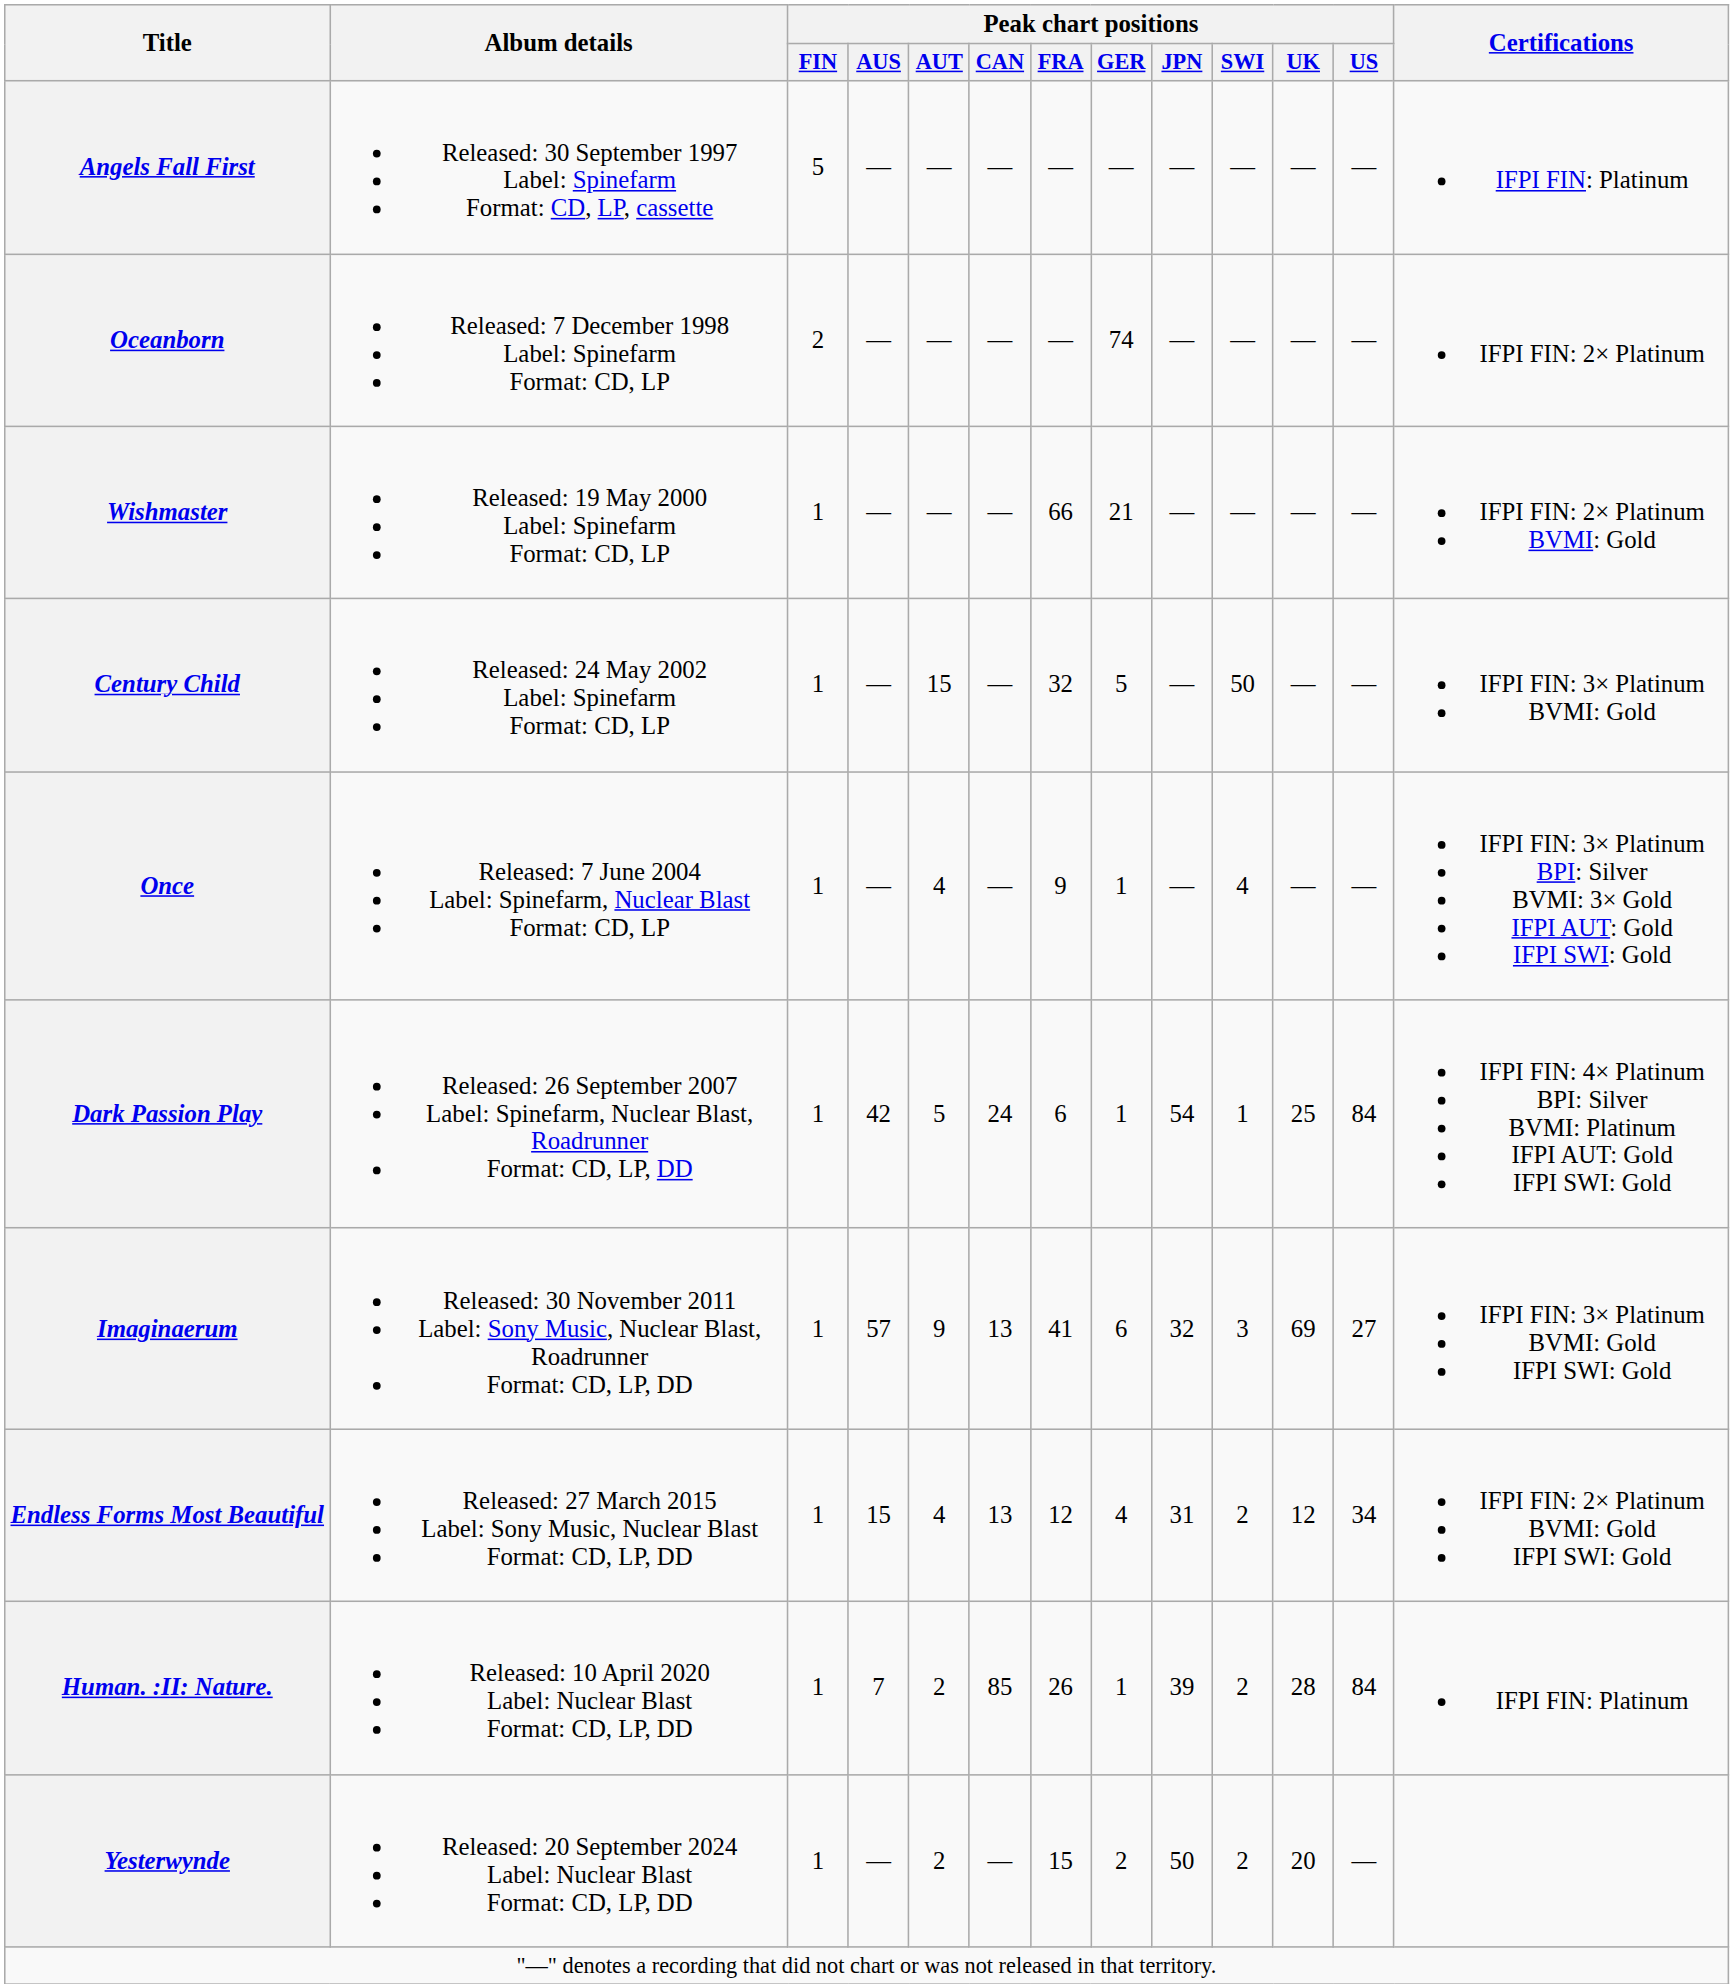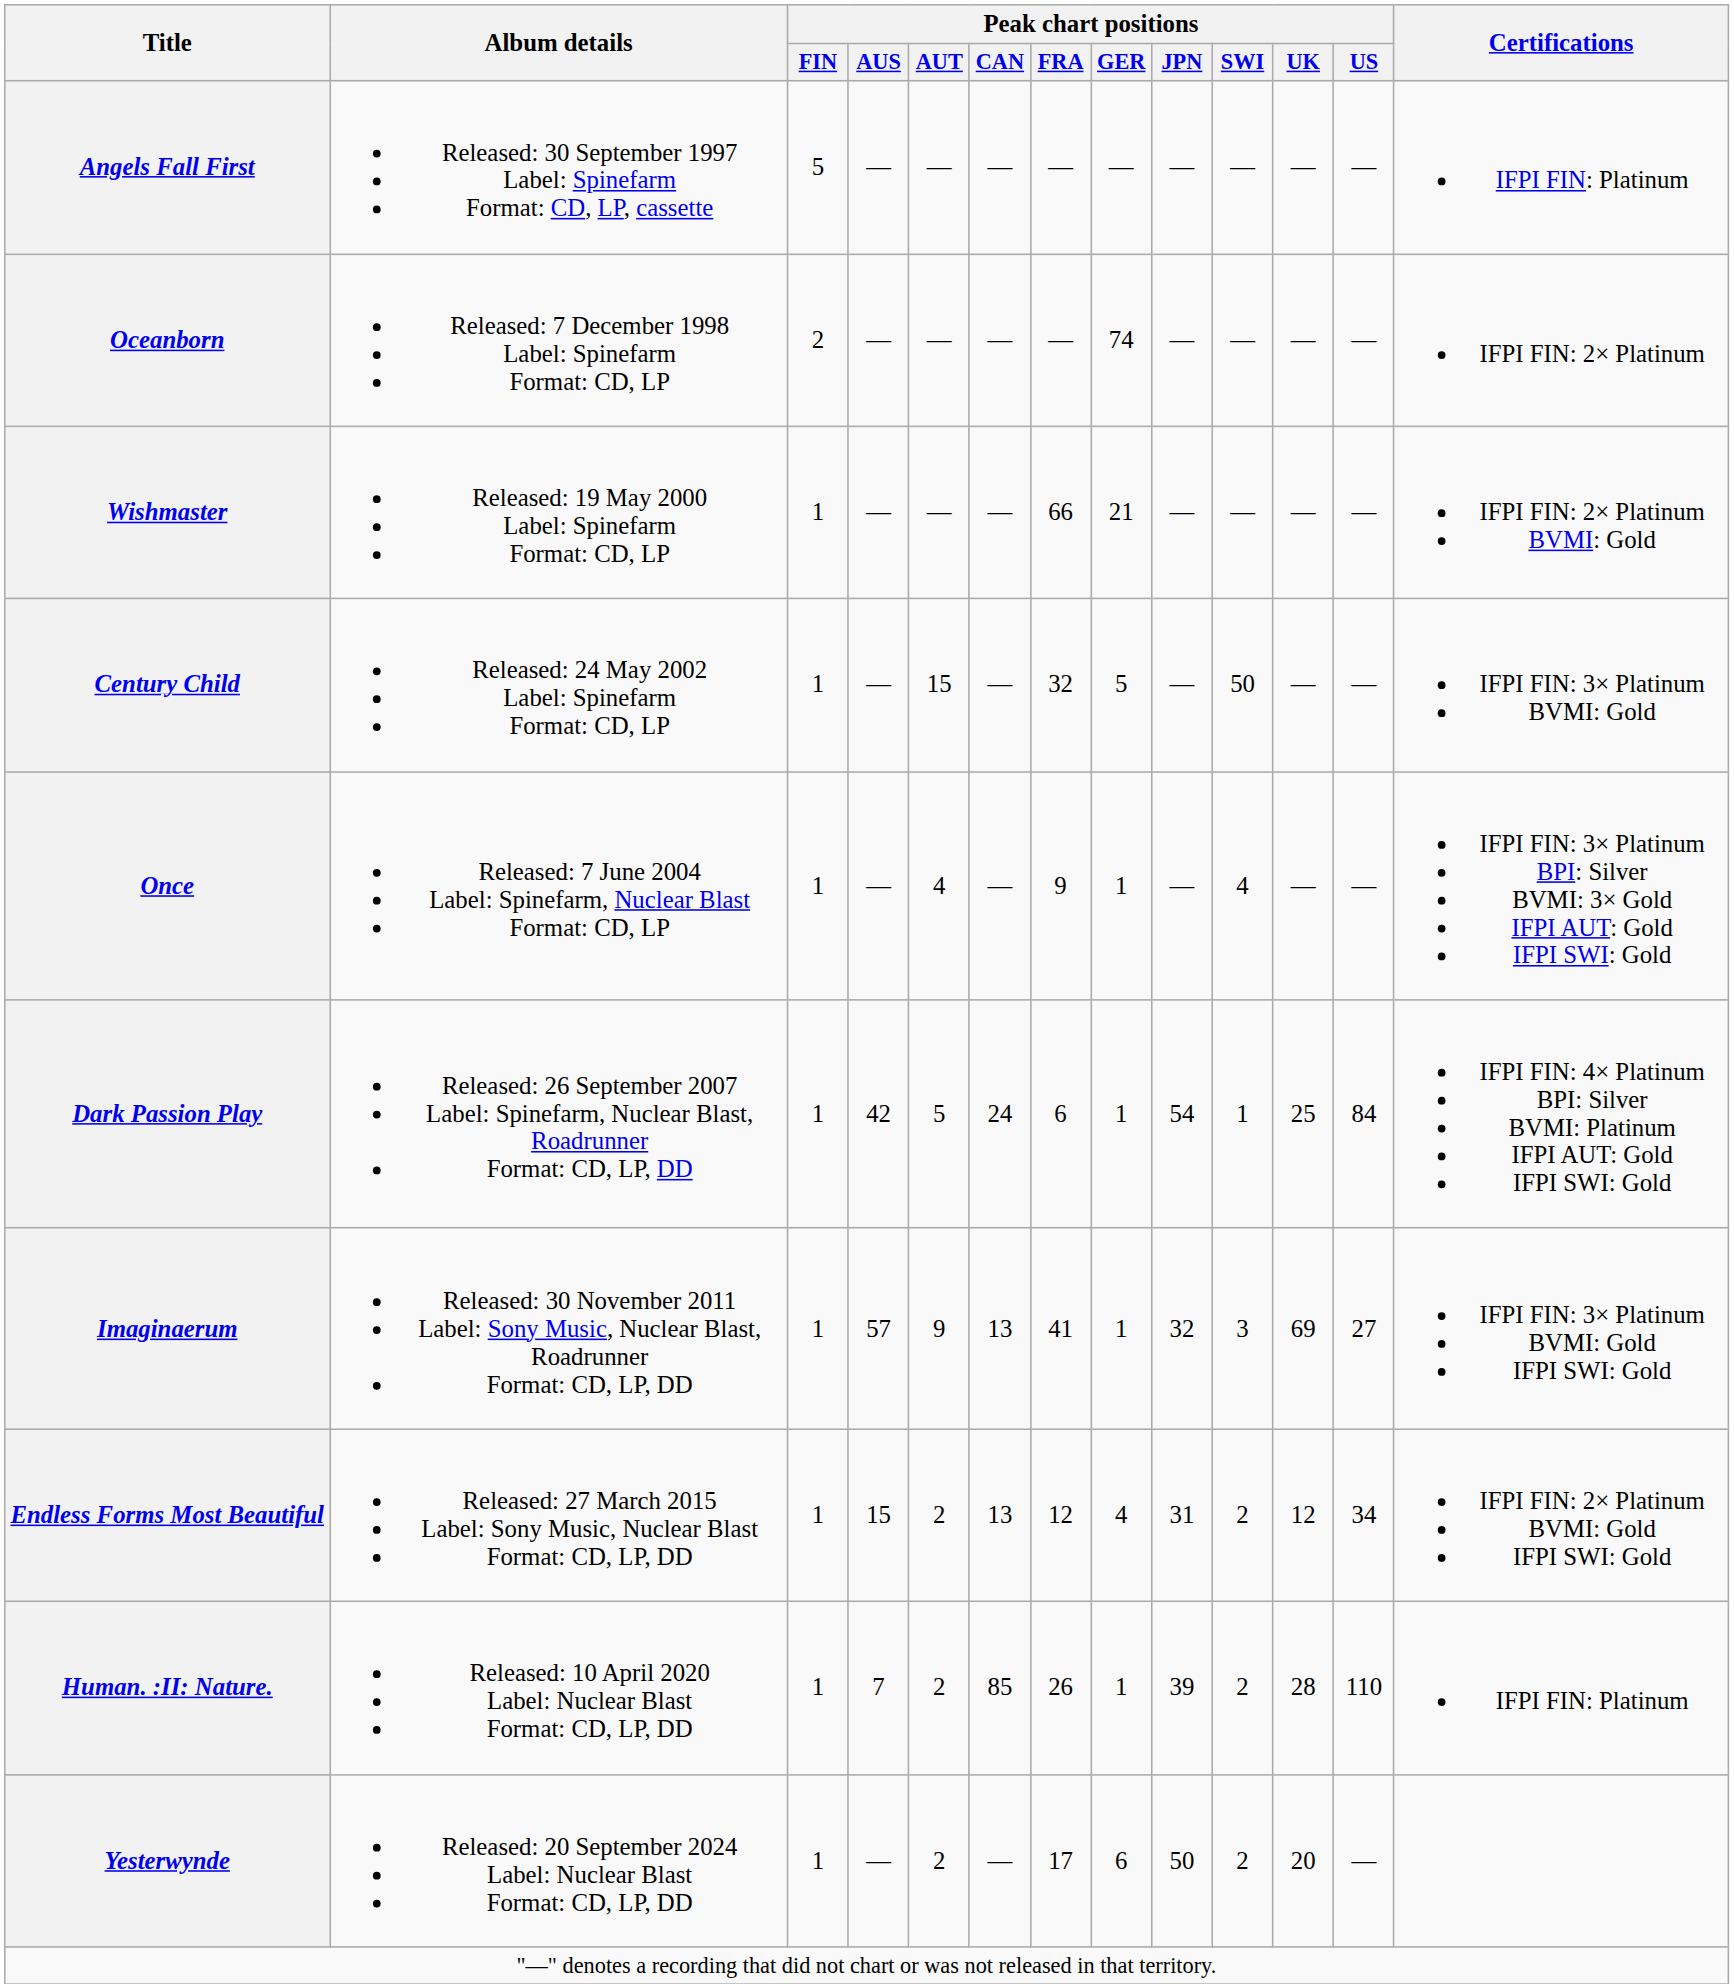(1121, 1328) 6 -> (1121, 1328) 1
(939, 1514) 4 -> (939, 1514) 2
(1364, 1687) 84 -> (1364, 1687) 110
(1061, 1860) 15 -> (1061, 1860) 17
(1121, 1860) 2 -> (1121, 1860) 6
